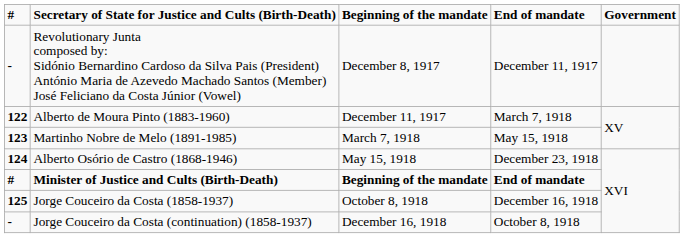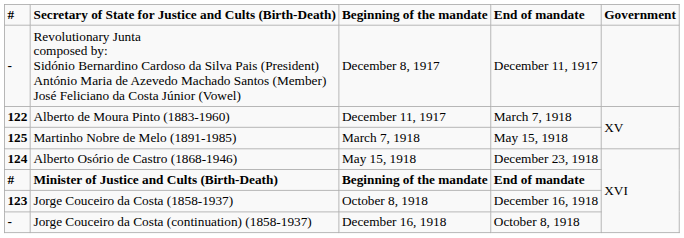(17, 137) 123 -> (17, 137) 125
(17, 201) 125 -> (17, 201) 123
